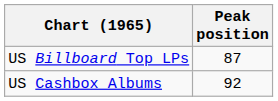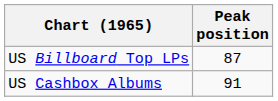(233, 83) 92 -> (233, 83) 91
